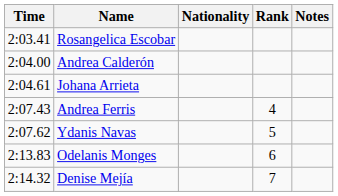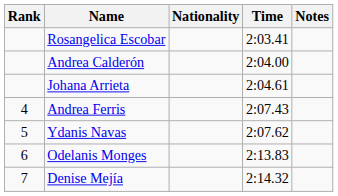columns swapped: (272, 16) <-> (29, 16)
